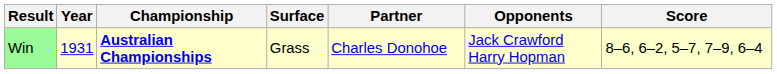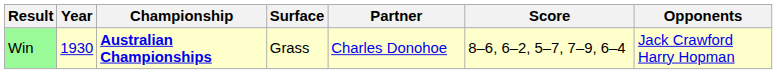columns swapped: (533, 16) <-> (687, 16)
(77, 48) 1931 -> (77, 48) 1930
